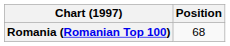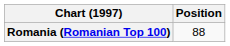(199, 32) 68 -> (199, 32) 88
